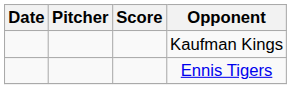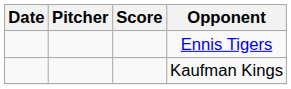rows swapped: (227, 44) <-> (227, 70)
